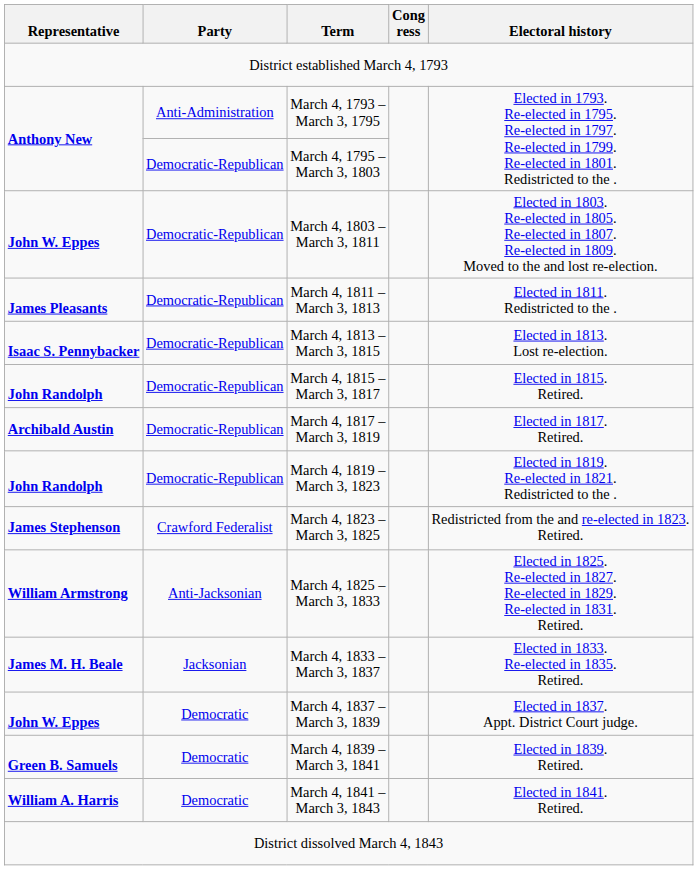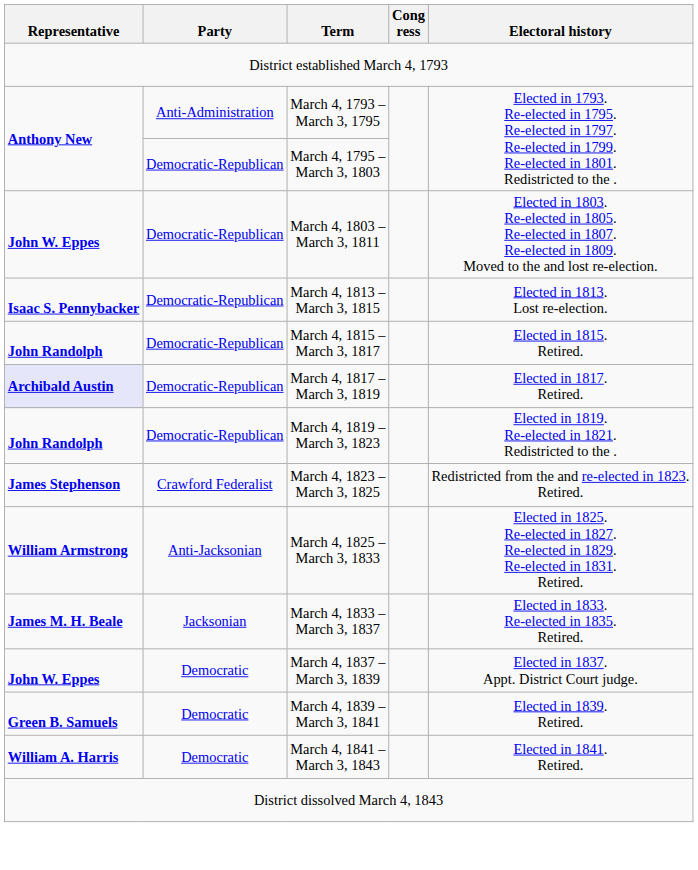- row: (338, 299)
(61, 429) no background -> (61, 386) lavender background
